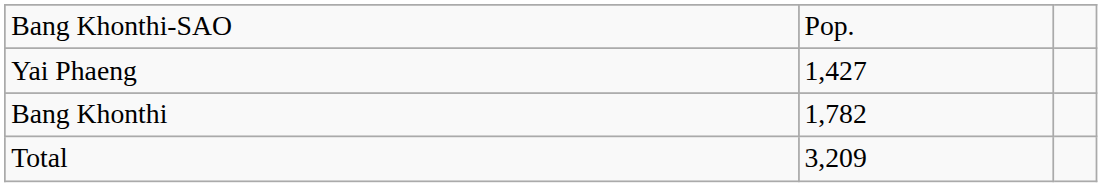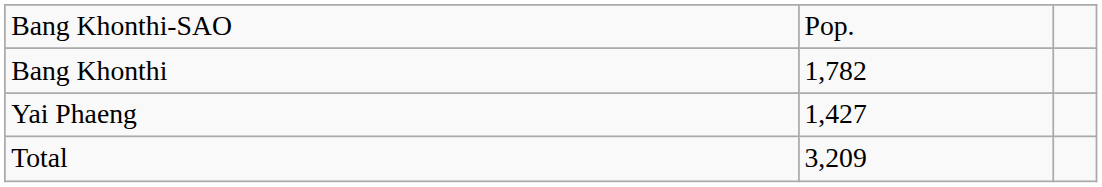rows swapped: (89, 114) <-> (74, 70)
